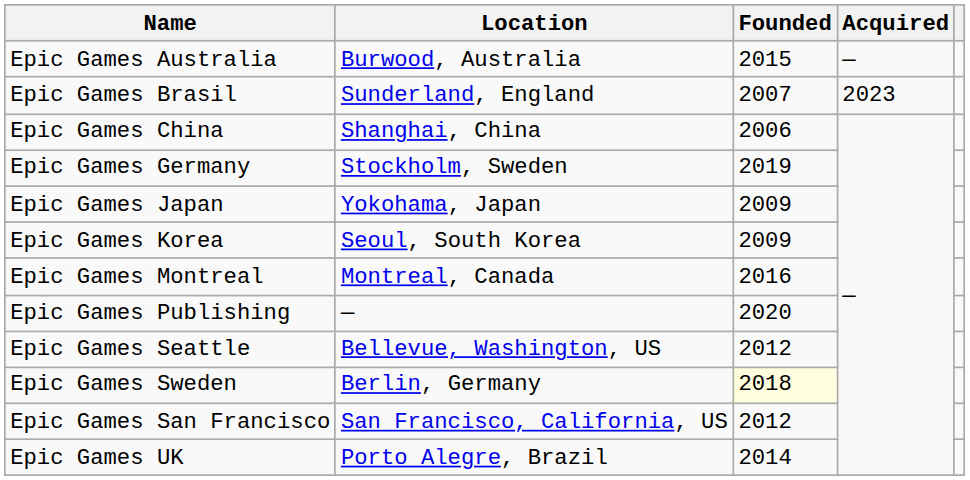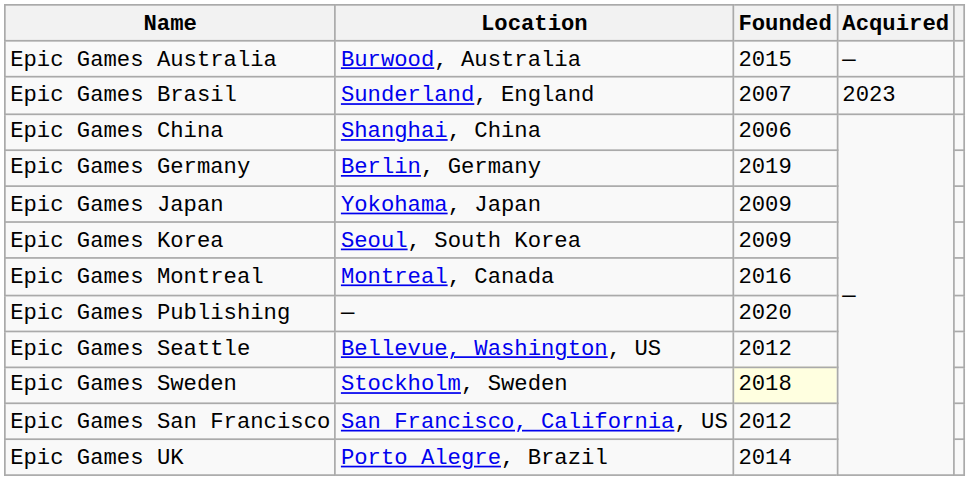(454, 168) Stockholm, Sweden -> (441, 168) Berlin, Germany
(441, 385) Berlin, Germany -> (454, 385) Stockholm, Sweden
